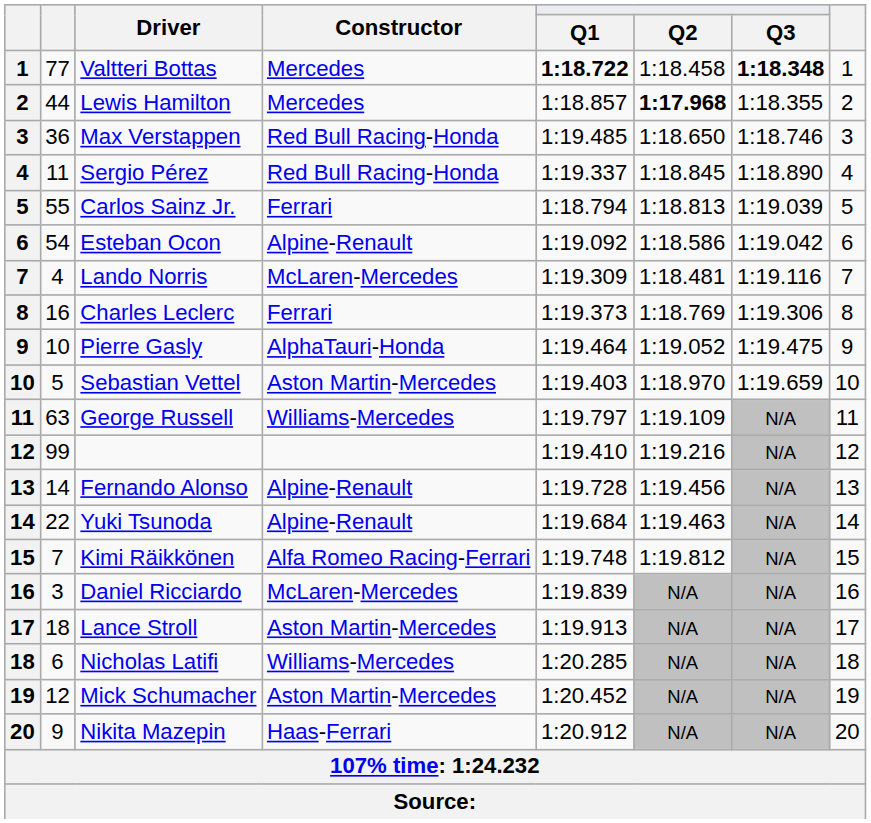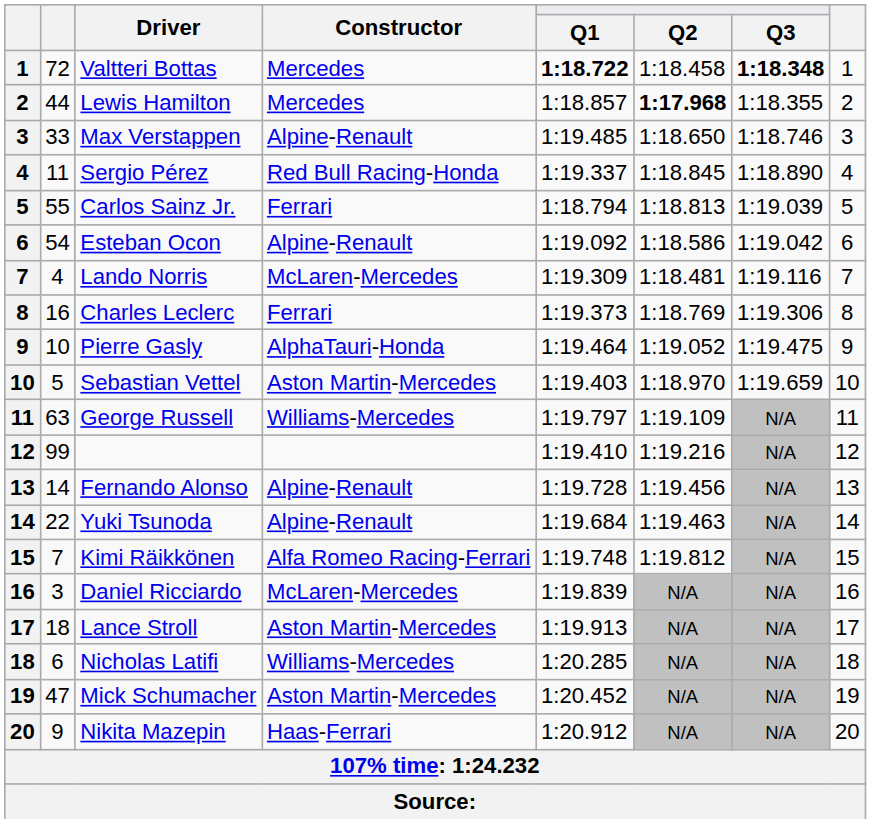(58, 67) 77 -> (58, 67) 72
(58, 137) 36 -> (58, 137) 33
(383, 137) Red Bull Racing-Honda -> (340, 137) Alpine-Renault
(58, 696) 12 -> (58, 696) 47
